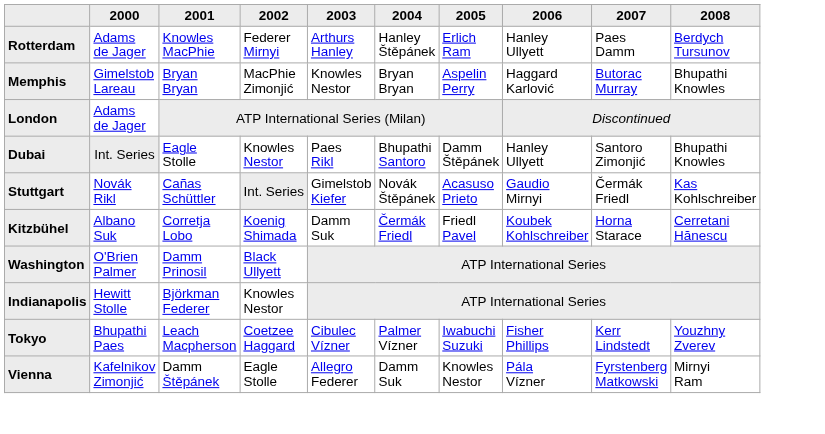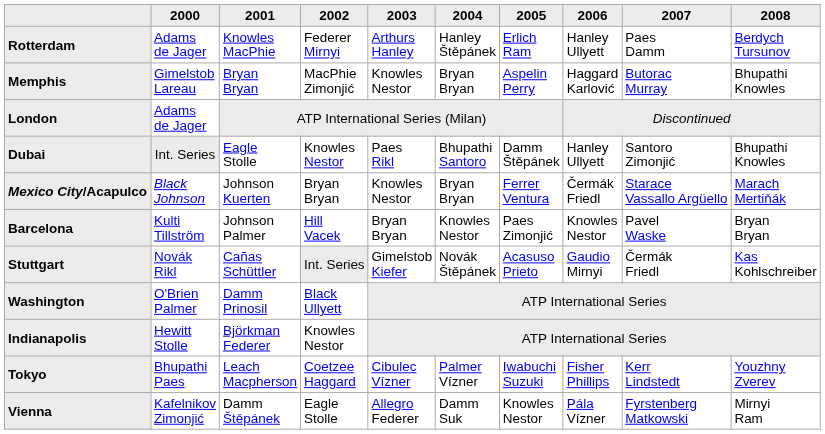+ row: (78, 191)
+ row: (40, 228)
- row: (38, 228)
